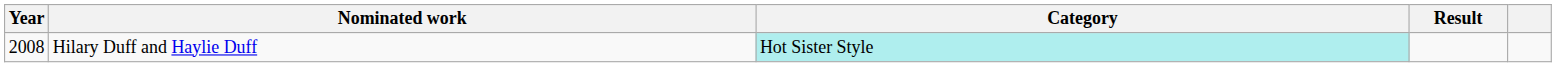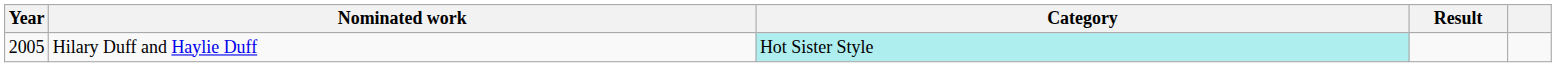(27, 47) 2008 -> (27, 47) 2005
